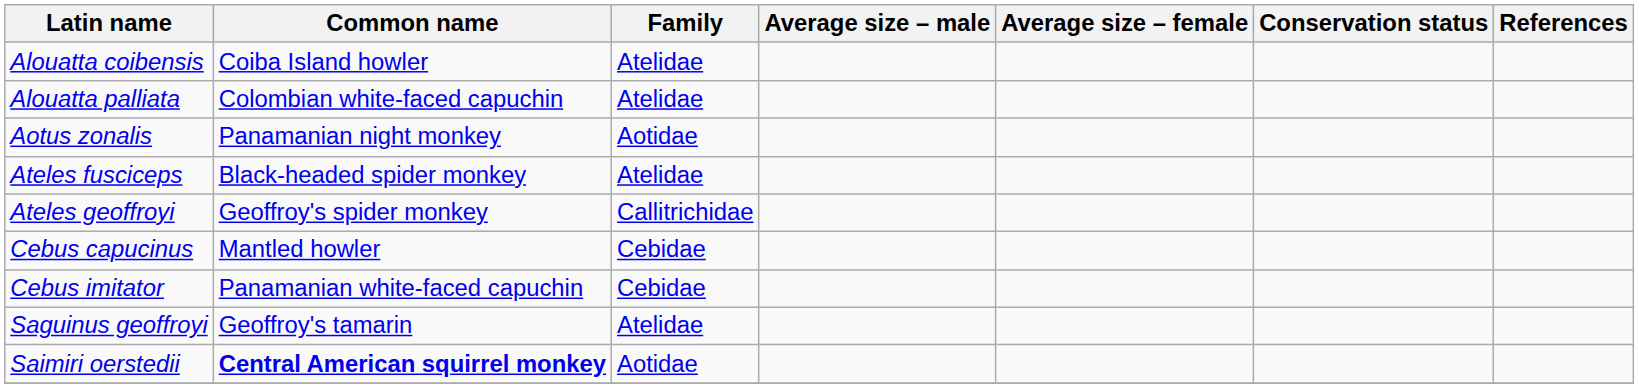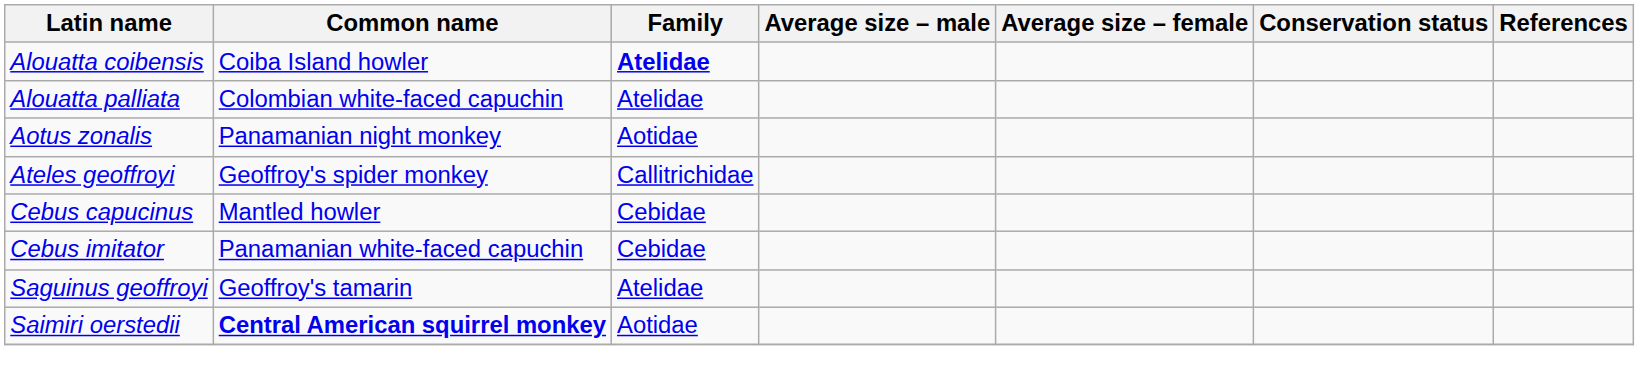(660, 61) normal -> (663, 61) bold
- row: (96, 174)
